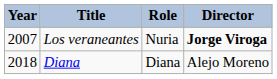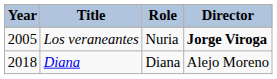(22, 39) 2007 -> (22, 39) 2005
